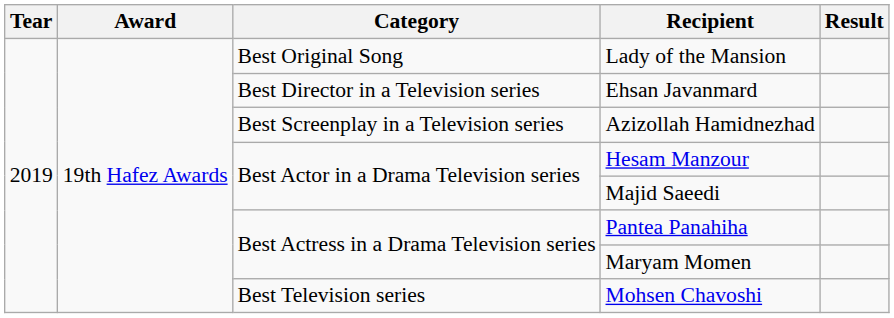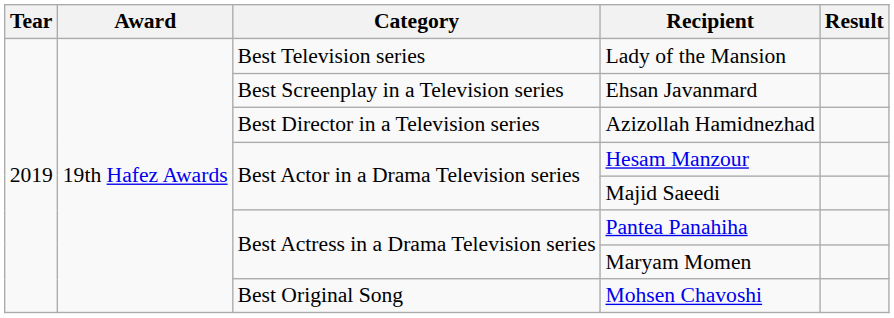(320, 55) Best Original Song -> (331, 55) Best Television series
(389, 90) Best Director in a Television series -> (401, 90) Best Screenplay in a Television series
(401, 124) Best Screenplay in a Television series -> (389, 124) Best Director in a Television series
(331, 295) Best Television series -> (320, 295) Best Original Song
